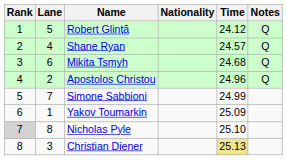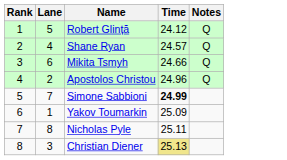- column: (187, 12)
(233, 63) 24.68 -> (174, 63) 24.66
(233, 96) normal -> (174, 96) bold
(20, 130) lightgrey background -> (20, 130) no background
(233, 130) 25.10 -> (174, 130) 25.11
